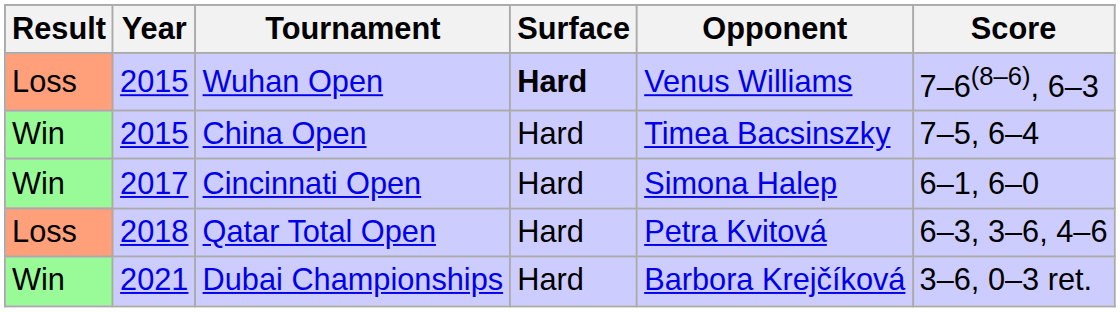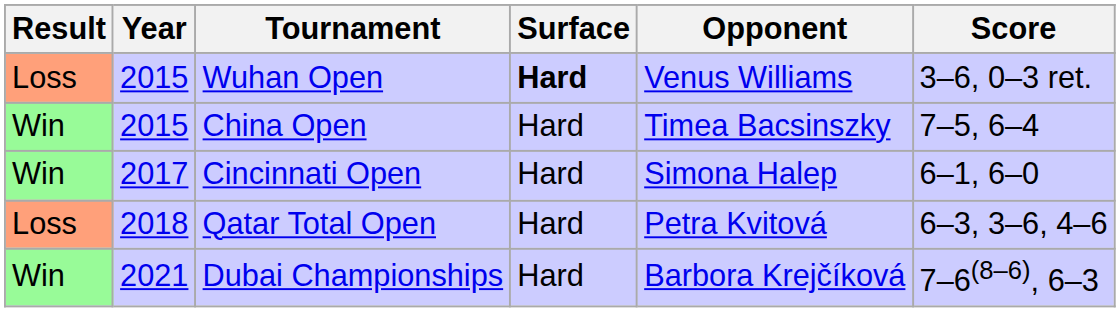(1009, 81) 7–6(8–6), 6–3 -> (1006, 77) 3–6, 0–3 ret.
(1006, 280) 3–6, 0–3 ret. -> (1009, 276) 7–6(8–6), 6–3
